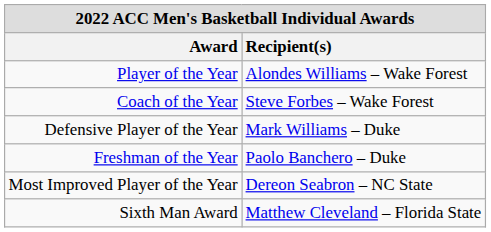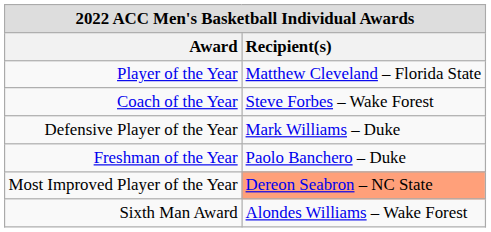(356, 74) Alondes Williams – Wake Forest -> (363, 74) Matthew Cleveland – Florida State
(339, 185) no background -> (339, 185) lightsalmon background
(363, 213) Matthew Cleveland – Florida State -> (356, 213) Alondes Williams – Wake Forest
